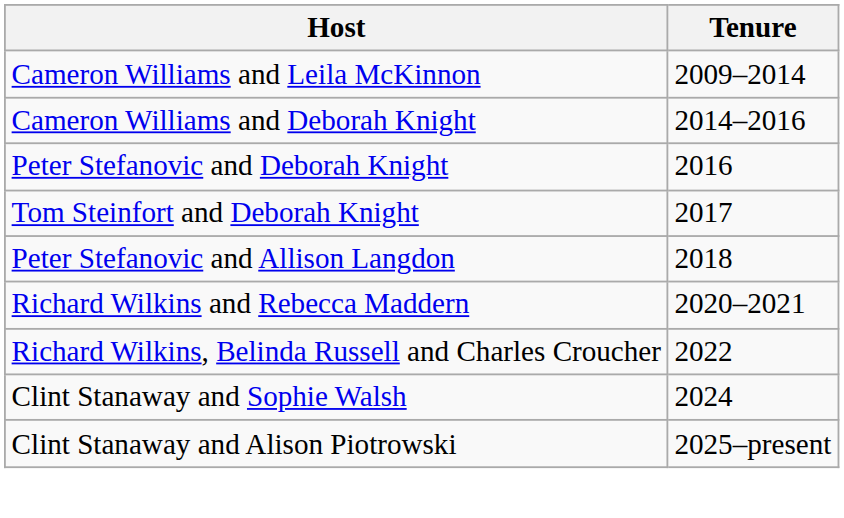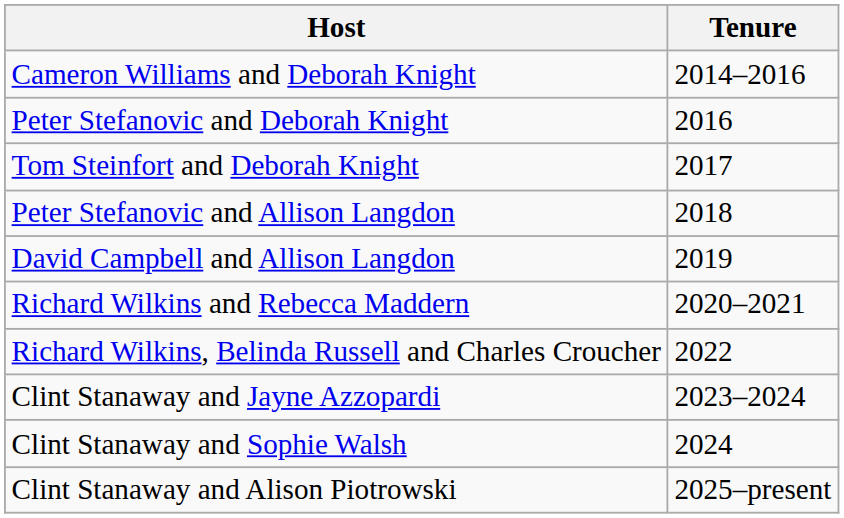- row: (246, 73)
+ row: (233, 258)
+ row: (226, 397)
